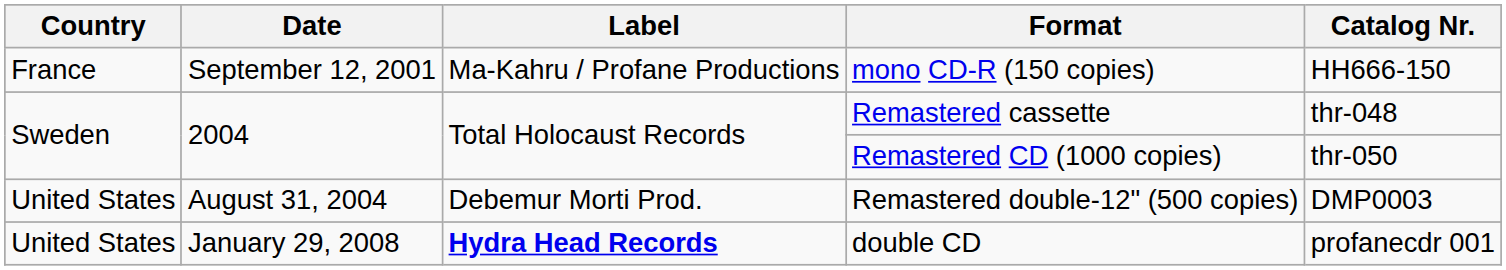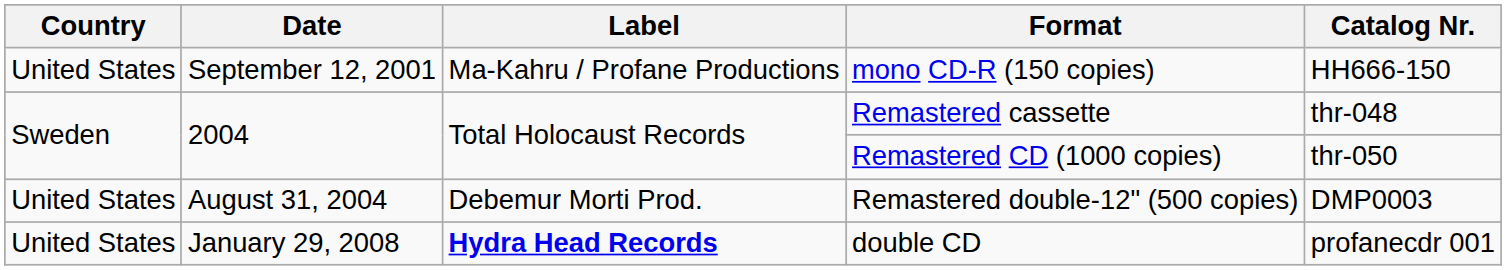(54, 69) France -> (93, 69) United States
